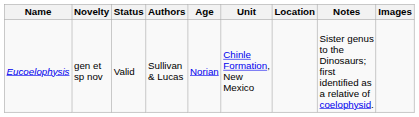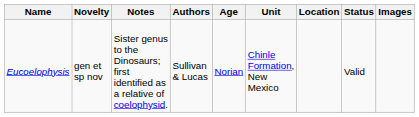columns swapped: (129, 12) <-> (347, 12)
